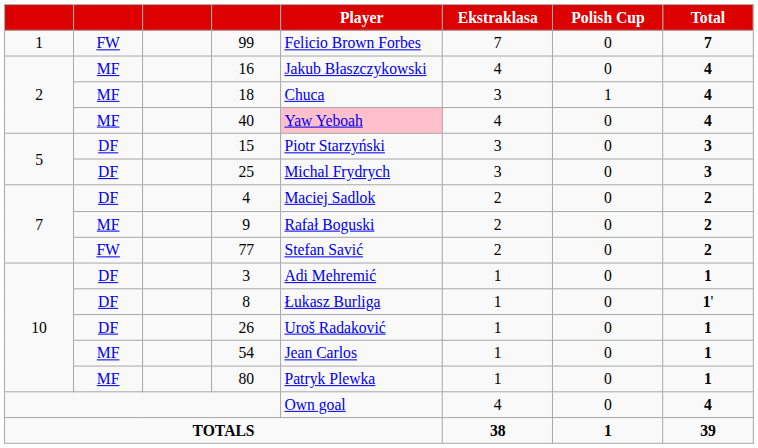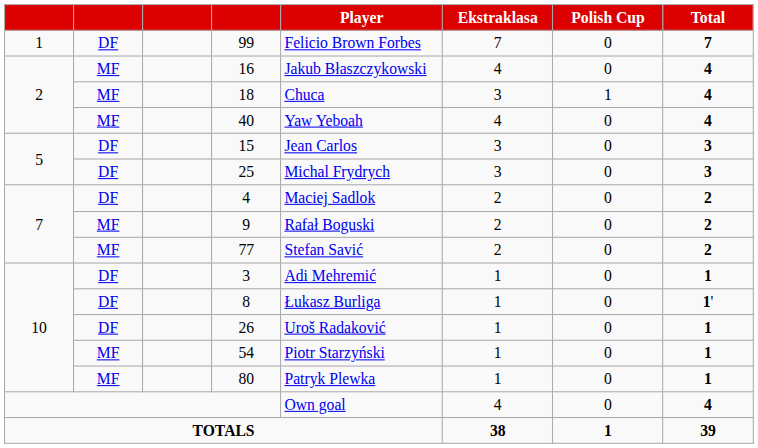(108, 43) FW -> (108, 43) DF
(324, 120) pink background -> (324, 120) no background
(335, 146) Piotr Starzyński -> (321, 146) Jean Carlos
(108, 249) FW -> (108, 249) MF
(321, 353) Jean Carlos -> (335, 353) Piotr Starzyński
